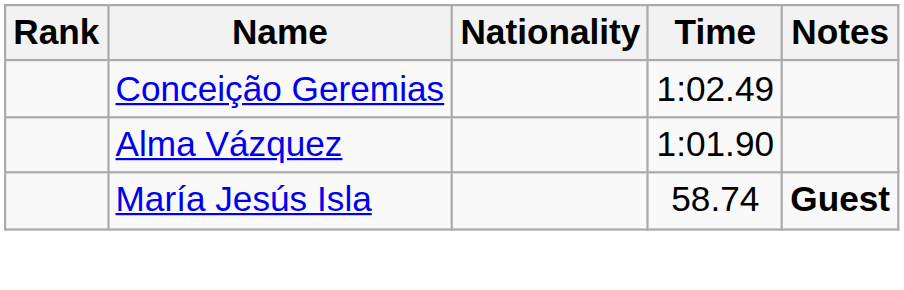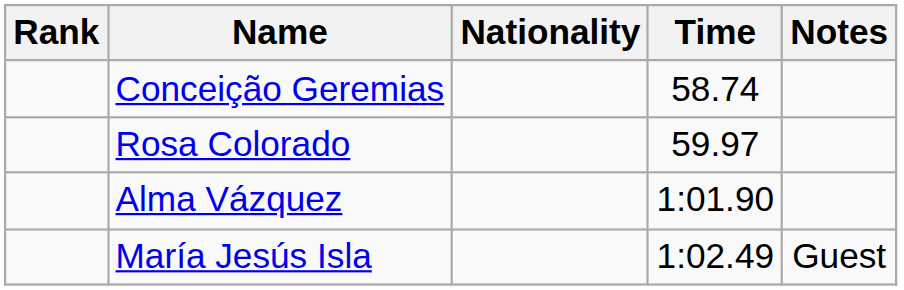(715, 88) 1:02.49 -> (715, 88) 58.74
+ row: (233, 144)
(715, 199) 58.74 -> (715, 255) 1:02.49
(840, 199) bold -> (839, 255) normal
